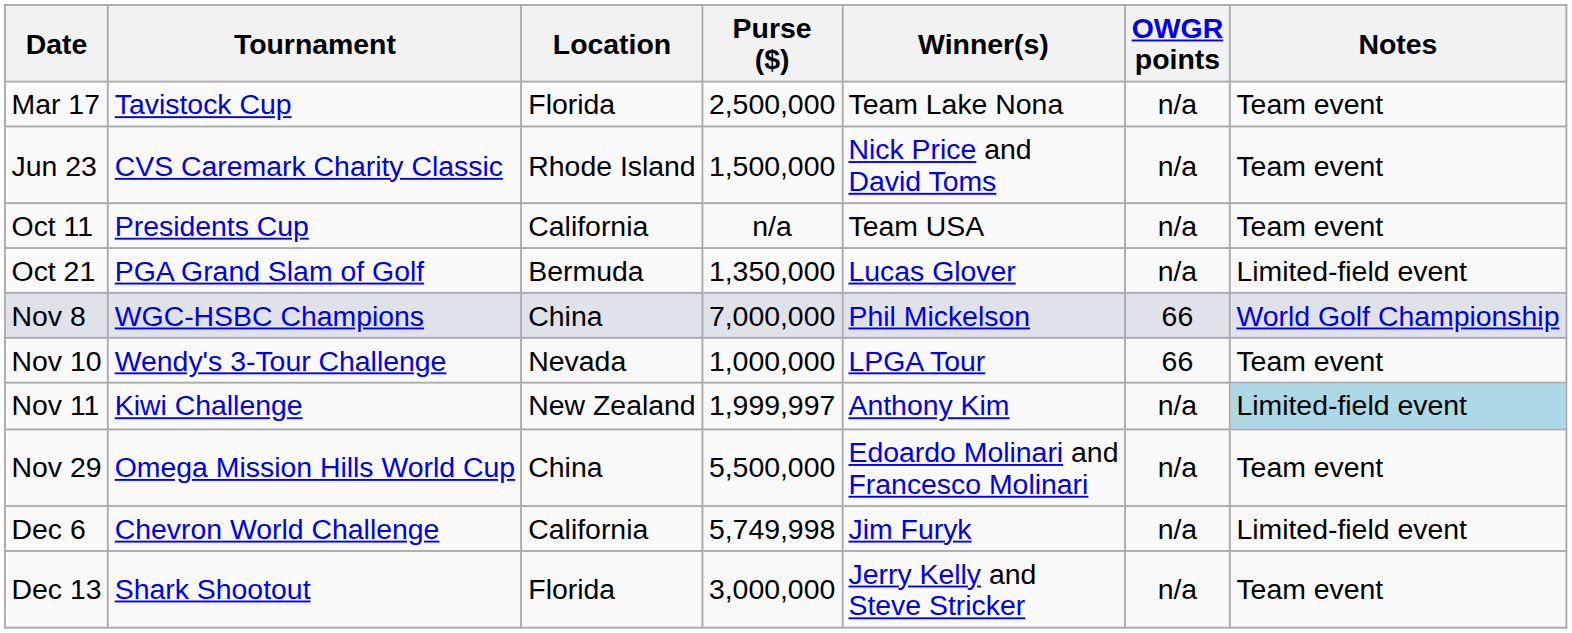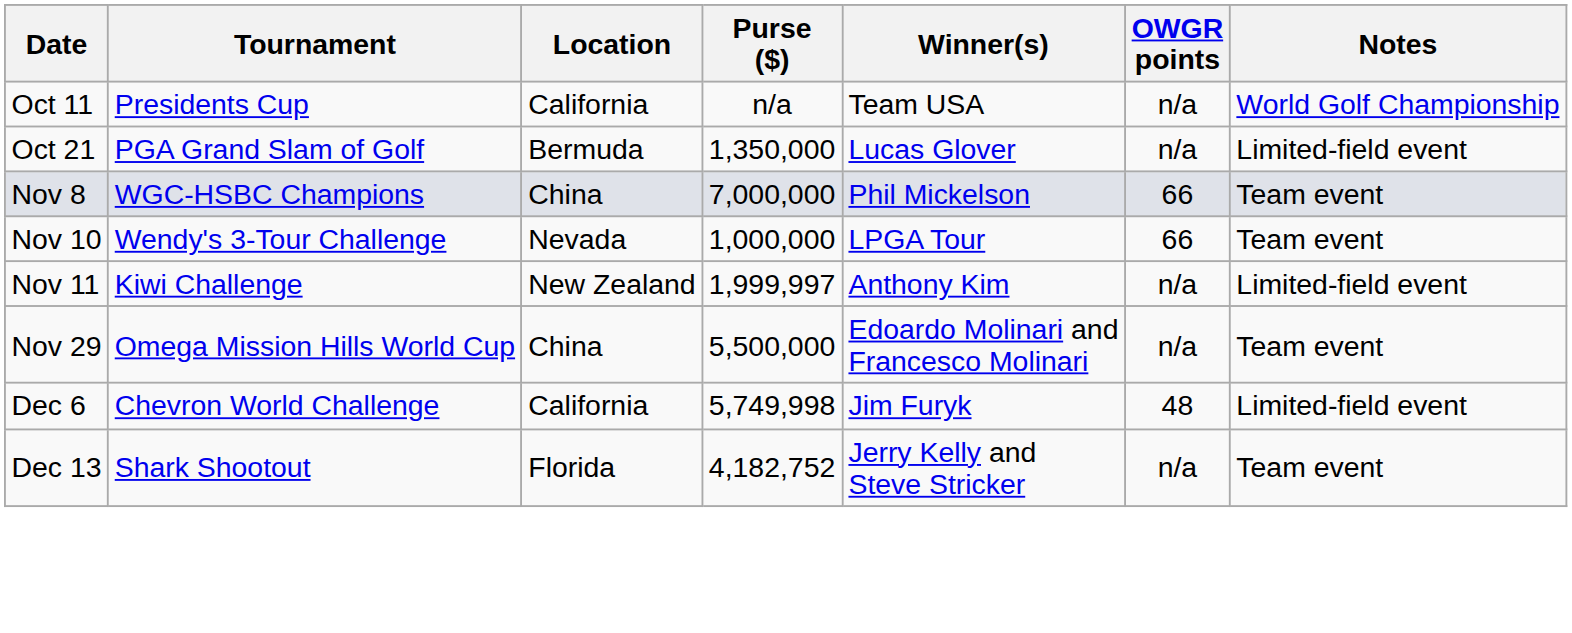- row: (56, 104)
- row: (54, 165)
(1310, 226) Team event -> (1398, 104) World Golf Championship
(1398, 316) World Golf Championship -> (1310, 194) Team event
(1352, 406) lightblue background -> (1352, 284) no background
(1177, 528) n/a -> (1177, 406) 48
(772, 589) 3,000,000 -> (772, 467) 4,182,752
